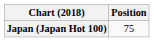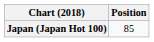(129, 28) 75 -> (129, 28) 85
